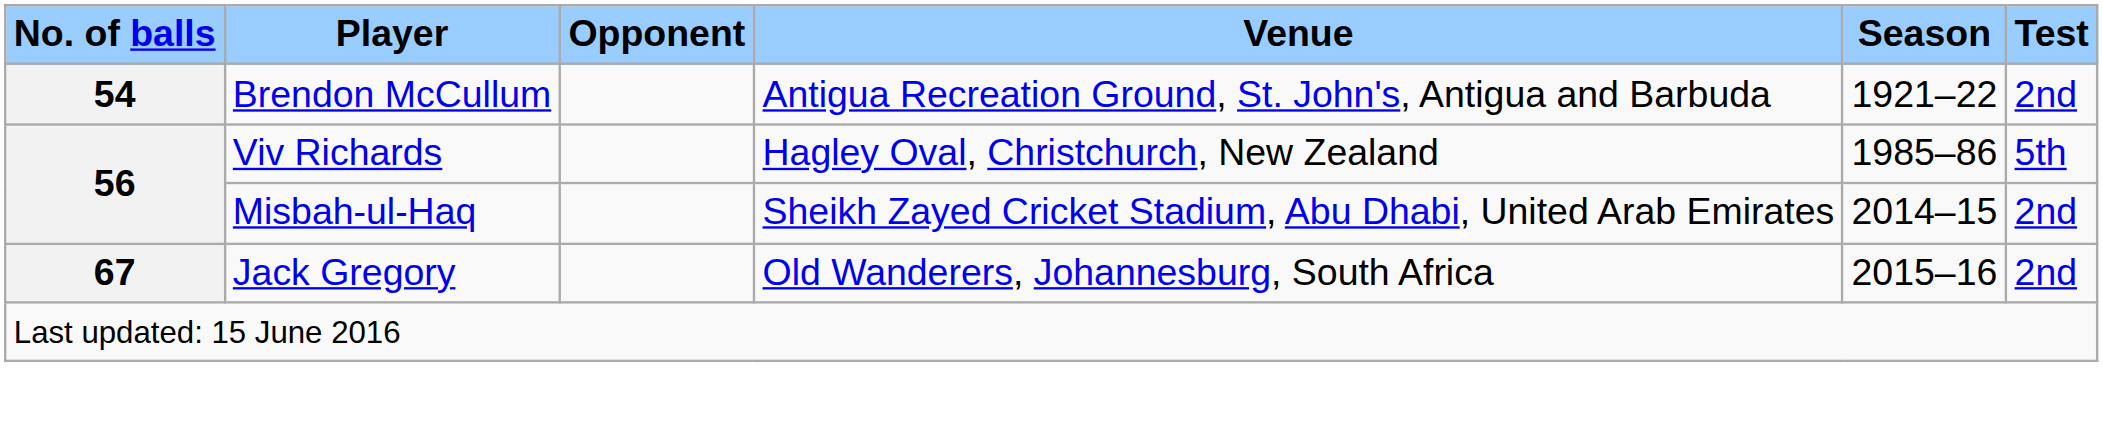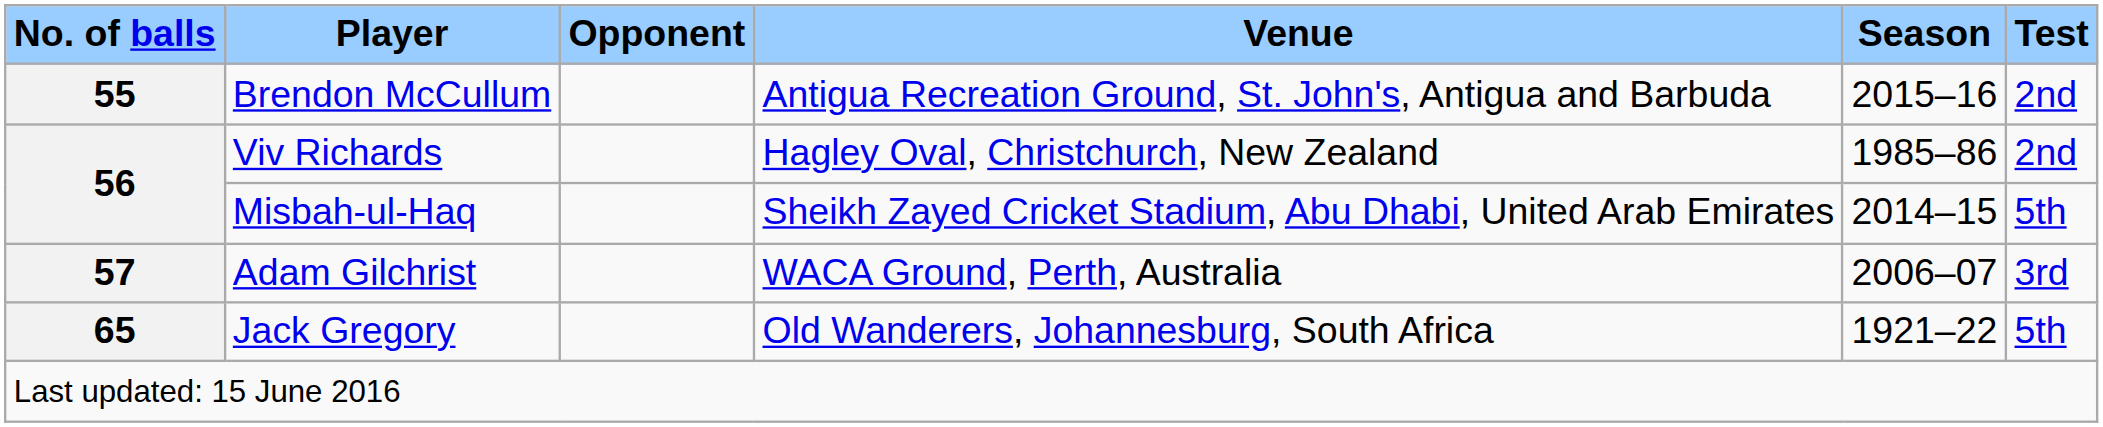(115, 93) 54 -> (115, 93) 55
(1924, 93) 1921–22 -> (1924, 93) 2015–16
(2041, 152) 5th -> (2046, 152) 2nd
(2046, 212) 2nd -> (2041, 212) 5th
+ row: (355, 271)
(115, 271) 67 -> (115, 331) 65
(1924, 271) 2015–16 -> (1924, 331) 1921–22
(2046, 271) 2nd -> (2041, 331) 5th
